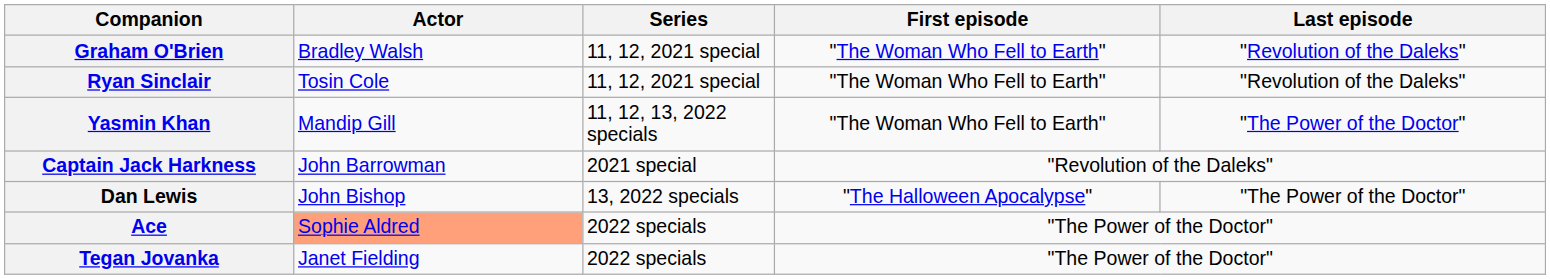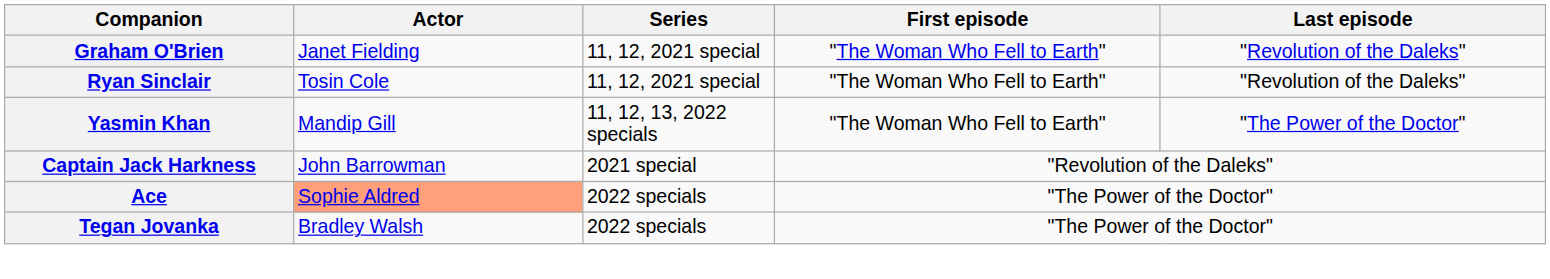(361, 50) Bradley Walsh -> (359, 50) Janet Fielding
- row: (149, 196)
(359, 258) Janet Fielding -> (361, 227) Bradley Walsh
